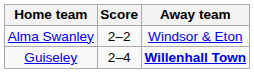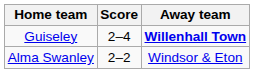rows swapped: (51, 36) <-> (51, 58)
